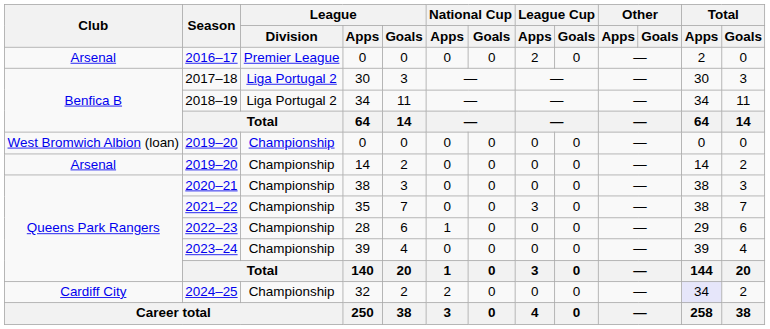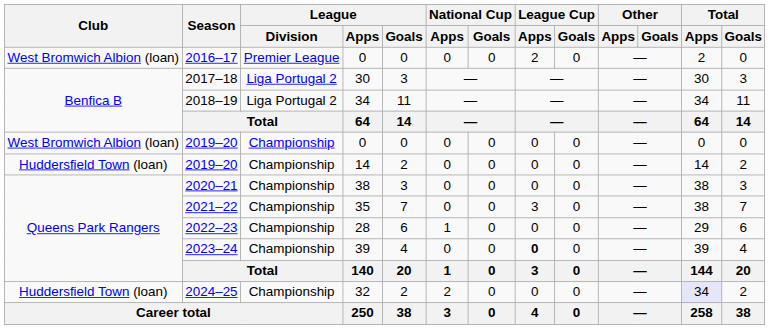(93, 57) Arsenal -> (93, 57) West Bromwich Albion (loan)
(93, 164) Arsenal -> (93, 164) Huddersfield Town (loan)
(535, 249) normal -> (535, 249) bold
(93, 292) Cardiff City -> (93, 292) Huddersfield Town (loan)
